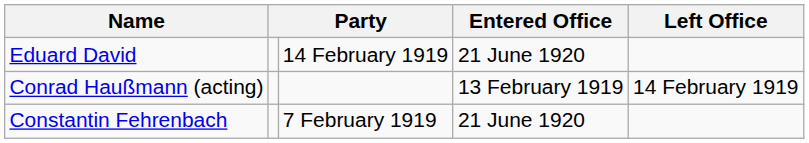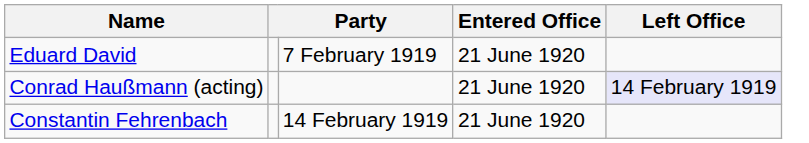(366, 54) 14 February 1919 -> (360, 54) 7 February 1919
(541, 87) 13 February 1919 -> (521, 87) 21 June 1920
(716, 87) no background -> (694, 87) lavender background
(360, 120) 7 February 1919 -> (366, 120) 14 February 1919
